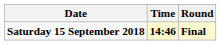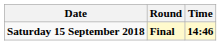columns swapped: (163, 13) <-> (197, 13)
